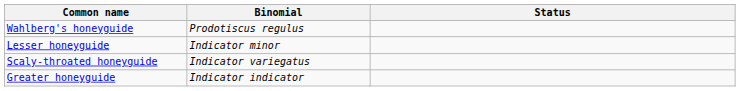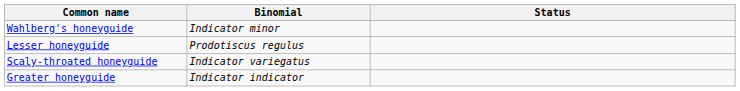(247, 29) Prodotiscus regulus -> (235, 29) Indicator minor
(235, 45) Indicator minor -> (247, 45) Prodotiscus regulus
